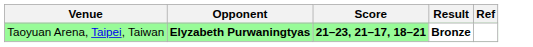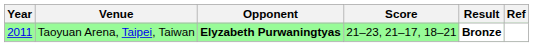+ column: (20, 14)
(371, 32) bold -> (401, 32) normal
